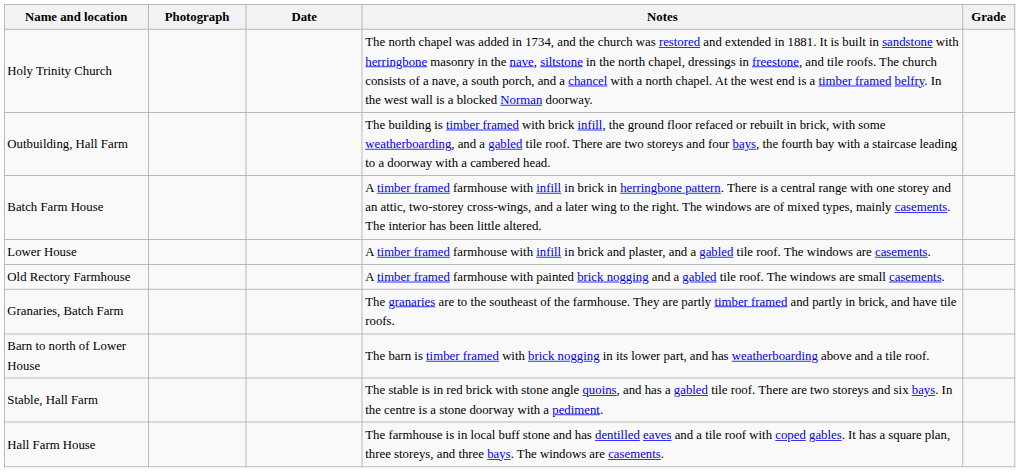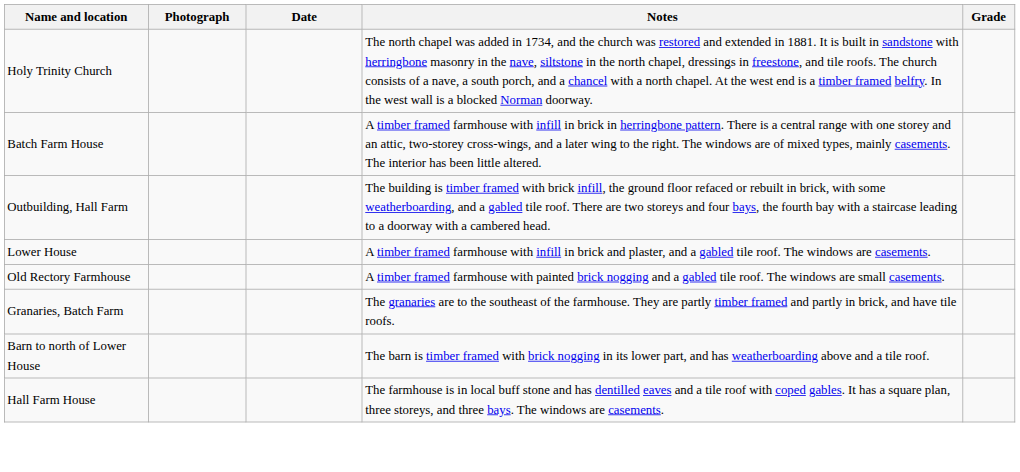rows swapped: (68, 144) <-> (55, 207)
- row: (53, 400)
